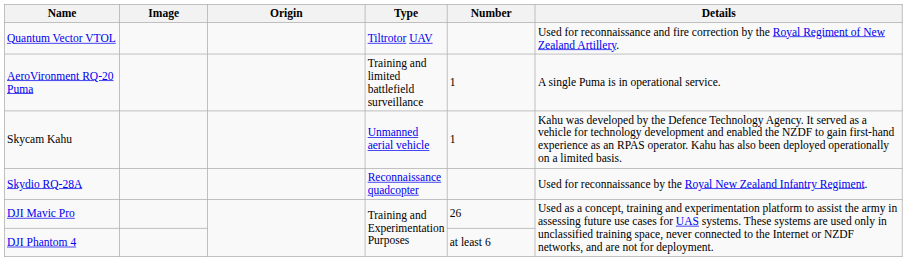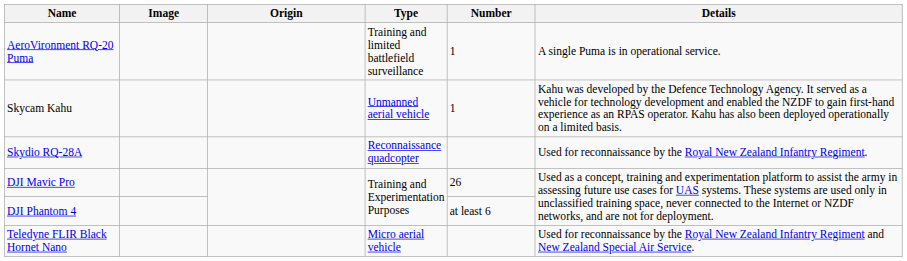- row: (61, 38)
+ row: (57, 241)
